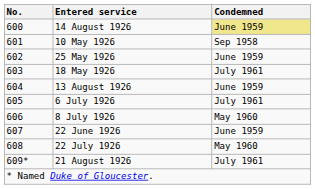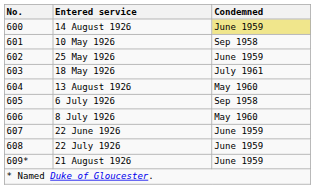(239, 87) June 1959 -> (236, 87) May 1960
(239, 102) July 1961 -> (236, 102) Sep 1958
(236, 147) May 1960 -> (239, 147) June 1959
(239, 162) July 1961 -> (239, 162) June 1959
